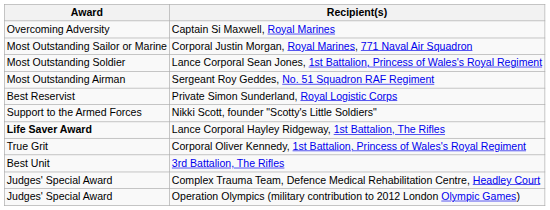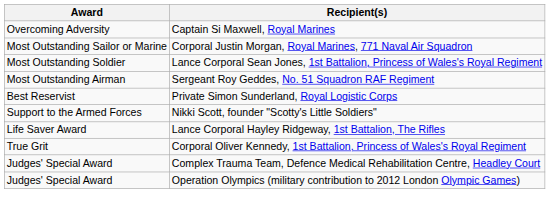(49, 130) bold -> (47, 130) normal
- row: (228, 163)
